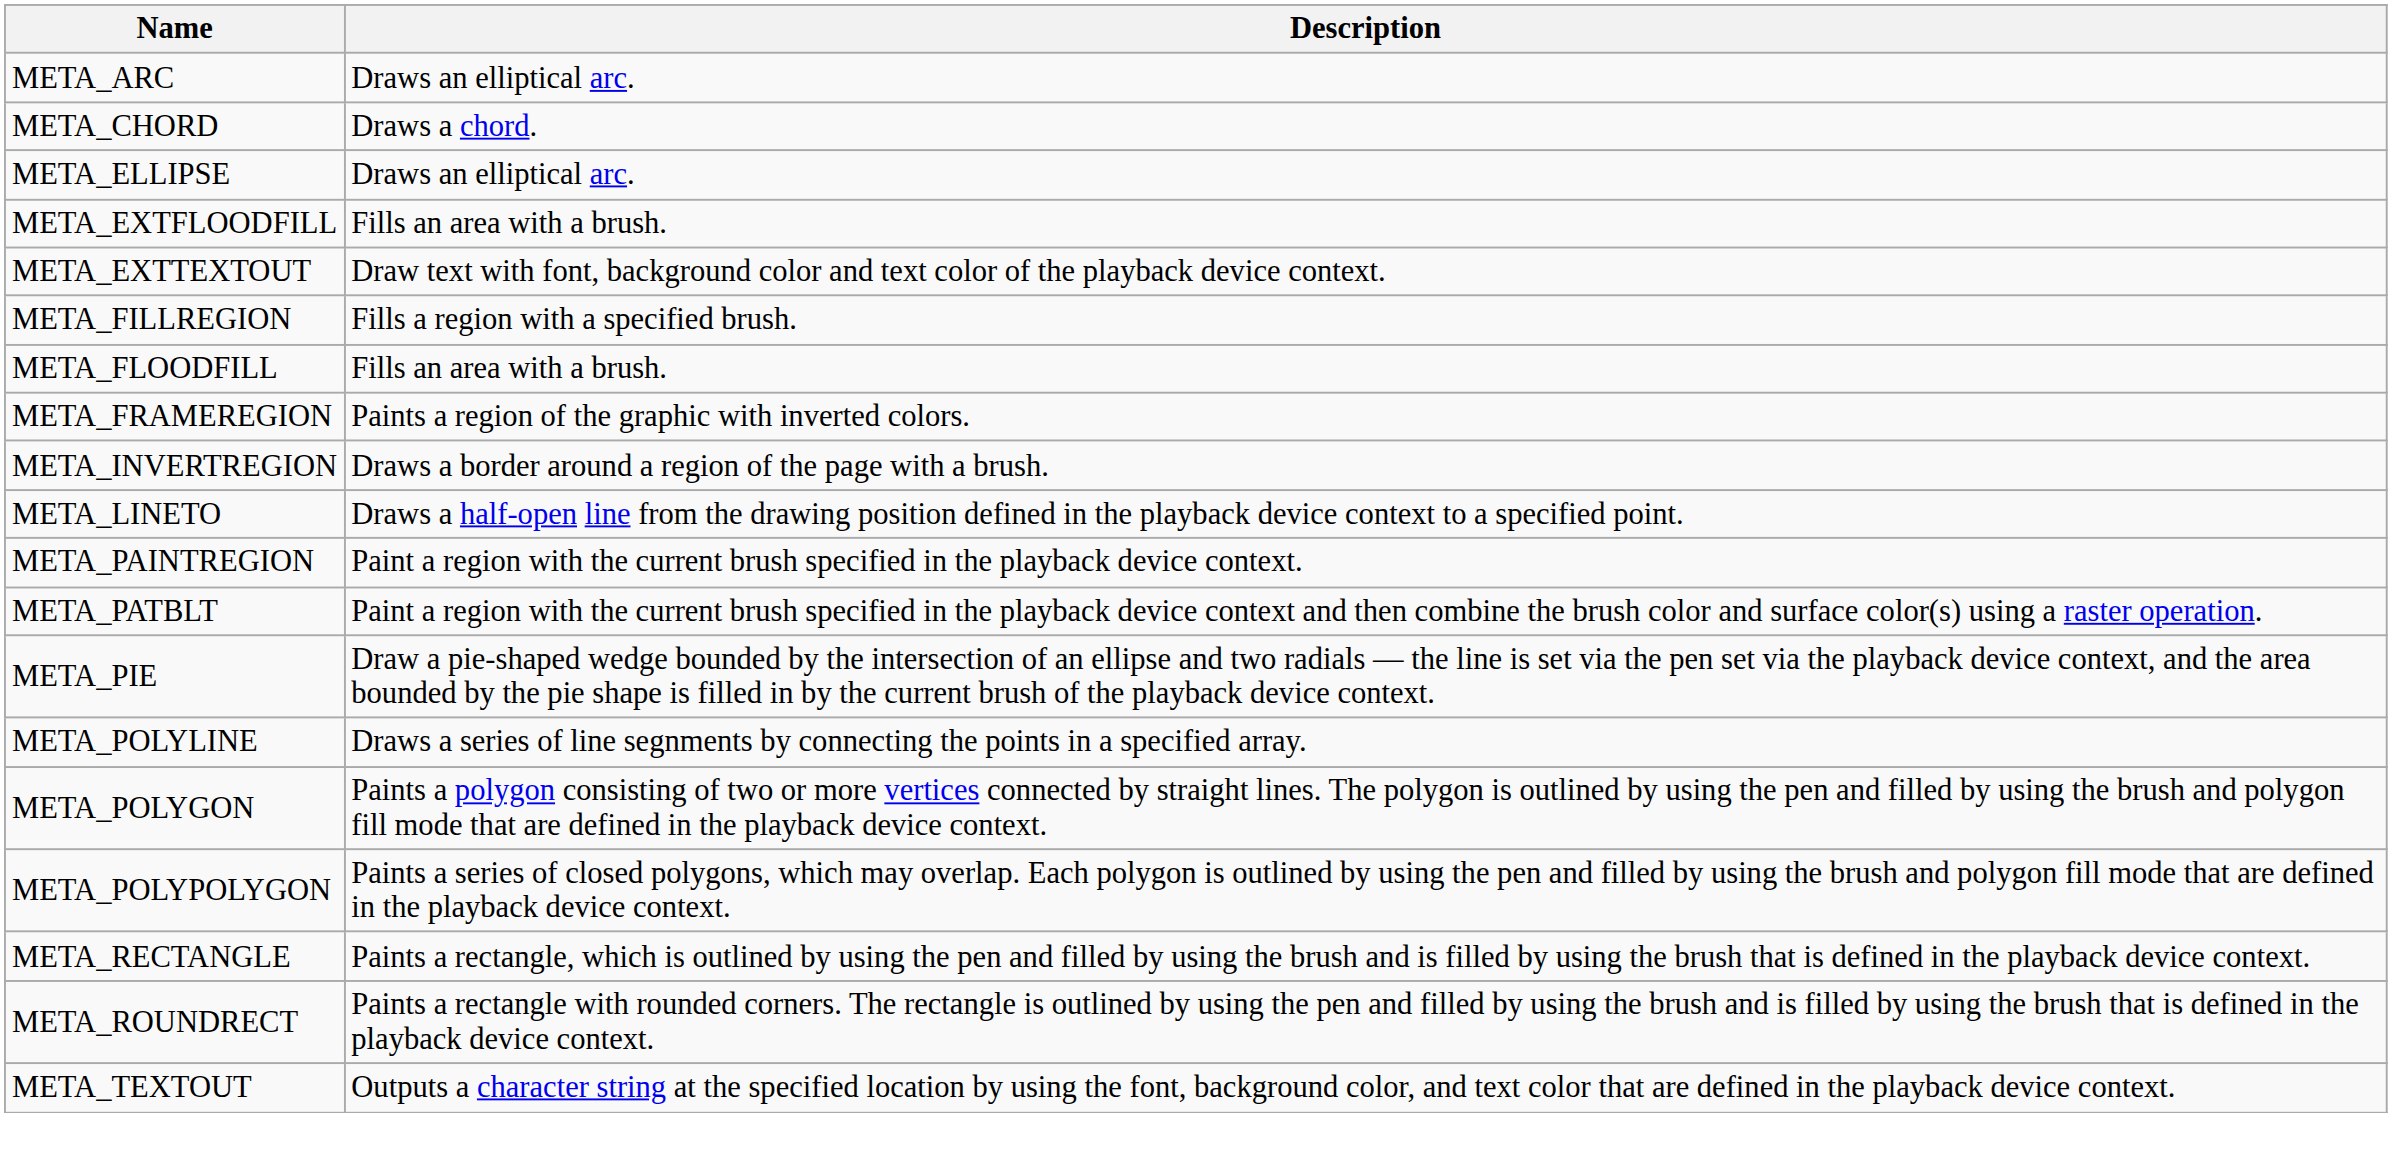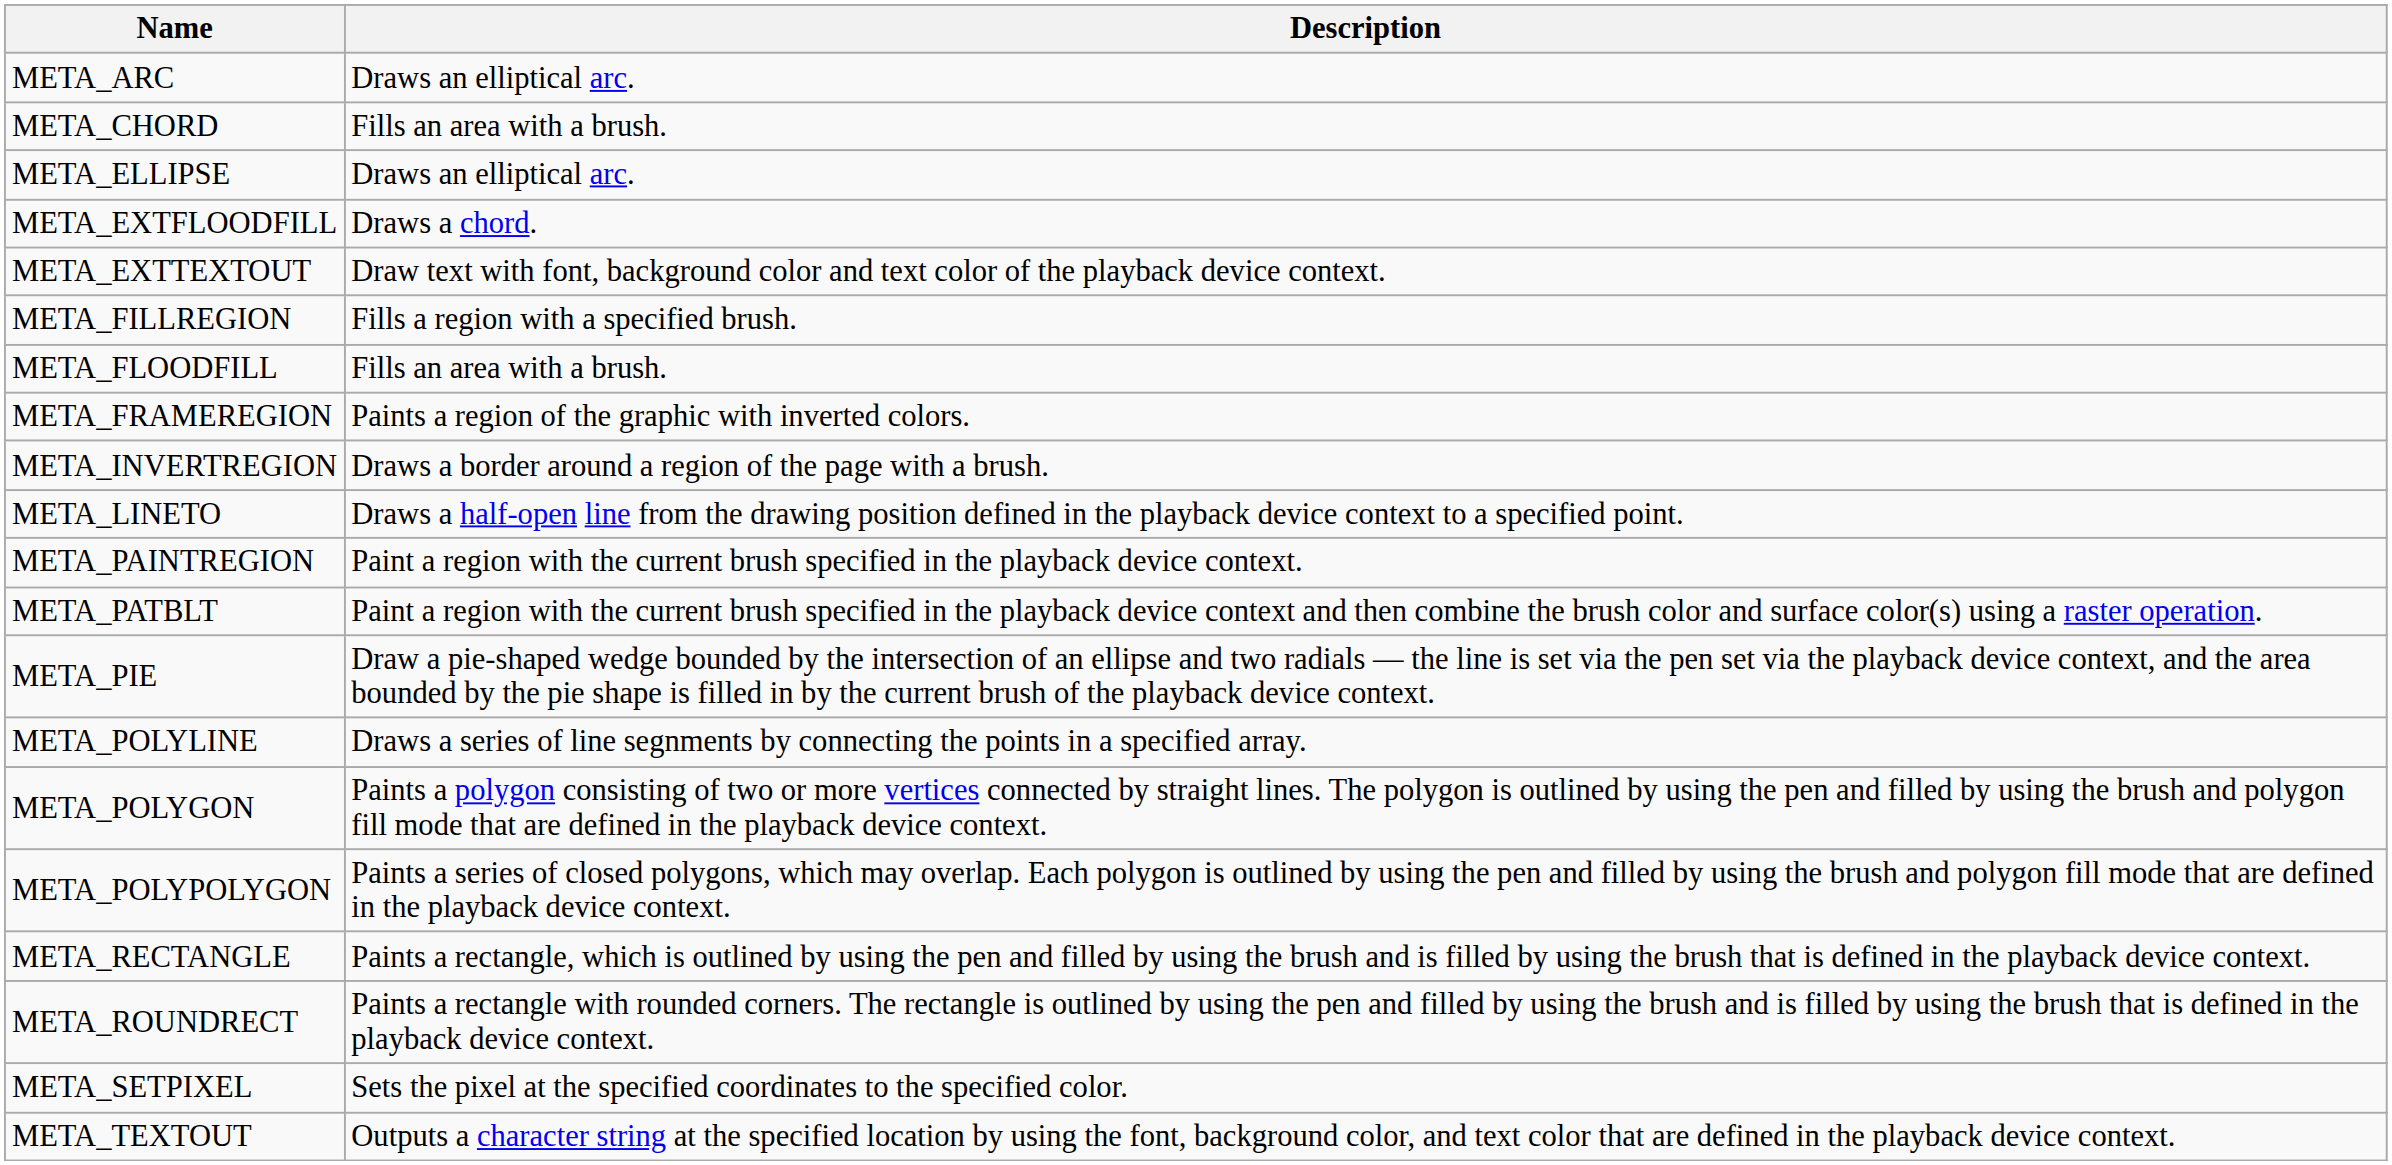(444, 125) Draws a chord. -> (509, 125) Fills an area with a brush.
(509, 222) Fills an area with a brush. -> (444, 222) Draws a chord.
+ row: (132, 1087)
